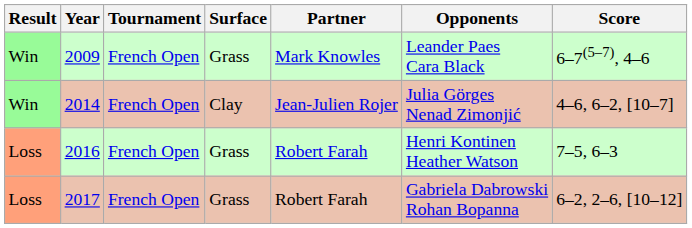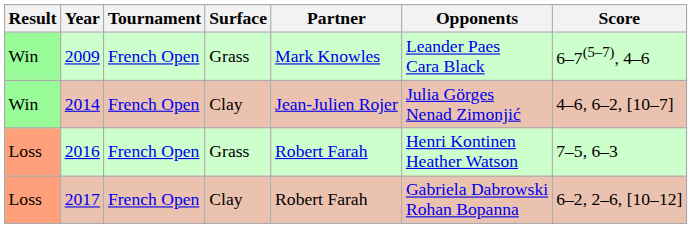(229, 199) Grass -> (226, 199) Clay
